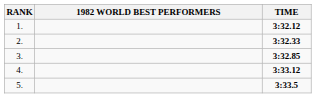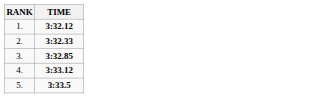- column: (148, 12)
